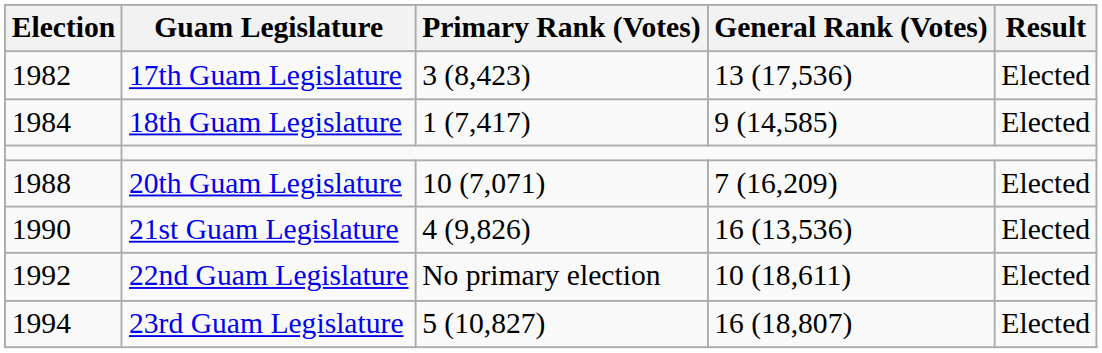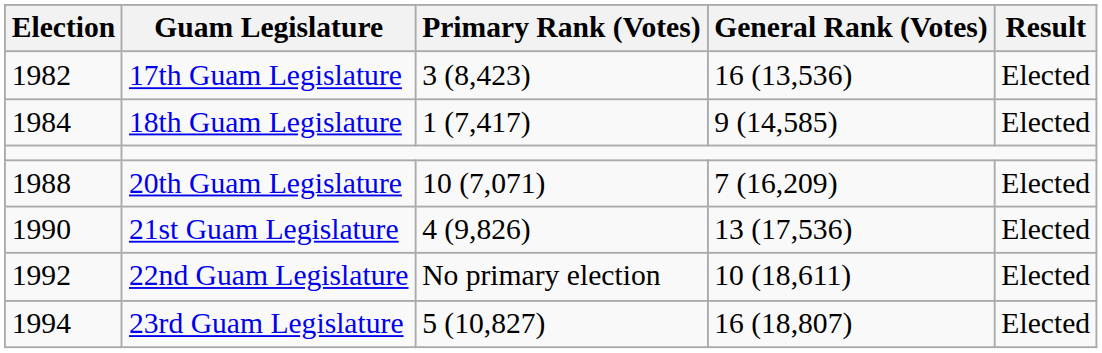(783, 74) 13 (17,536) -> (783, 74) 16 (13,536)
(783, 229) 16 (13,536) -> (783, 229) 13 (17,536)
